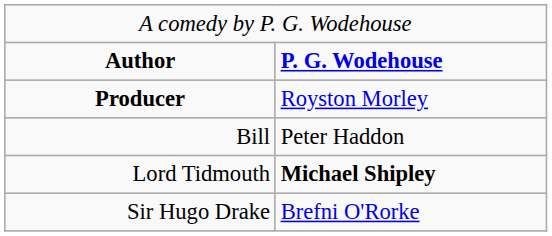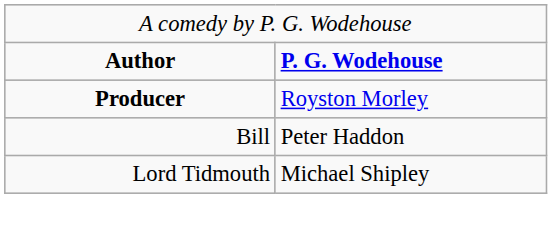(358, 174) bold -> (355, 174) normal
- row: (198, 211)
